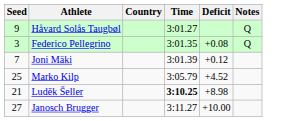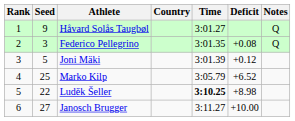+ column: (18, 12)
(17, 60) 7 -> (45, 60) 5
(216, 76) +4.52 -> (245, 76) +6.52
(17, 92) 21 -> (45, 92) 22
